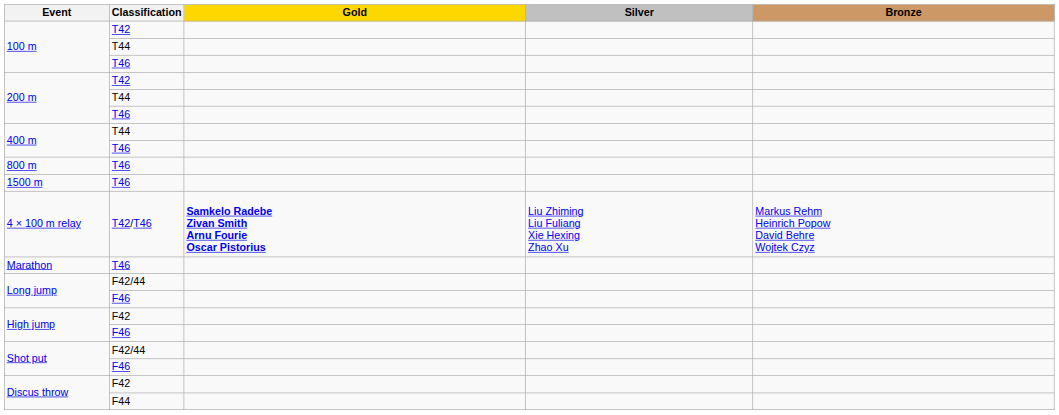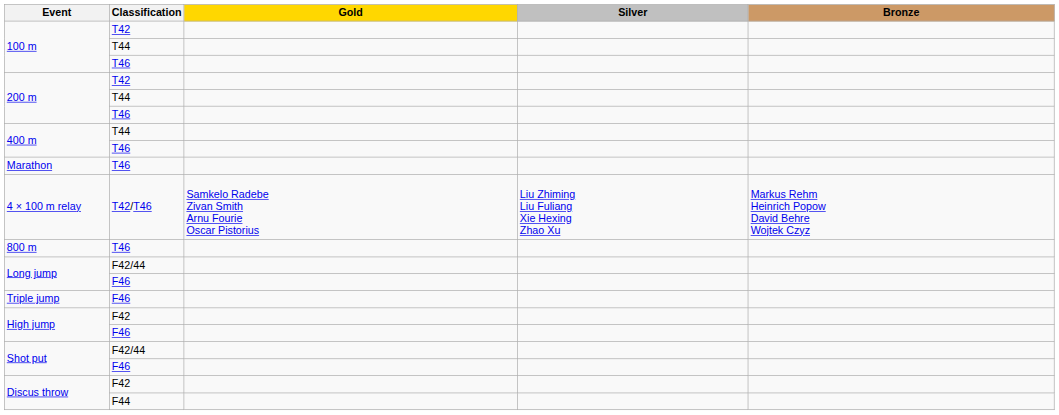rows swapped: (22, 166) <-> (29, 265)
- row: (25, 183)
(229, 230) bold -> (228, 213) normal
+ row: (33, 299)
